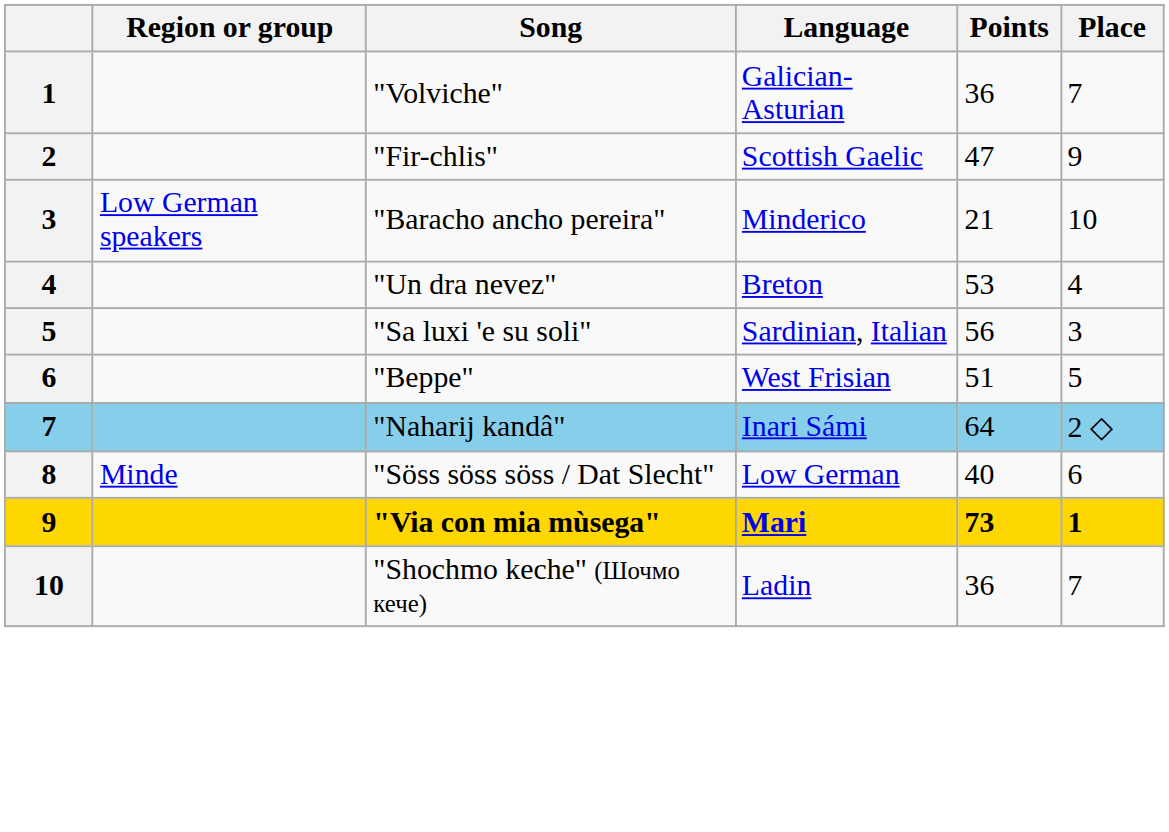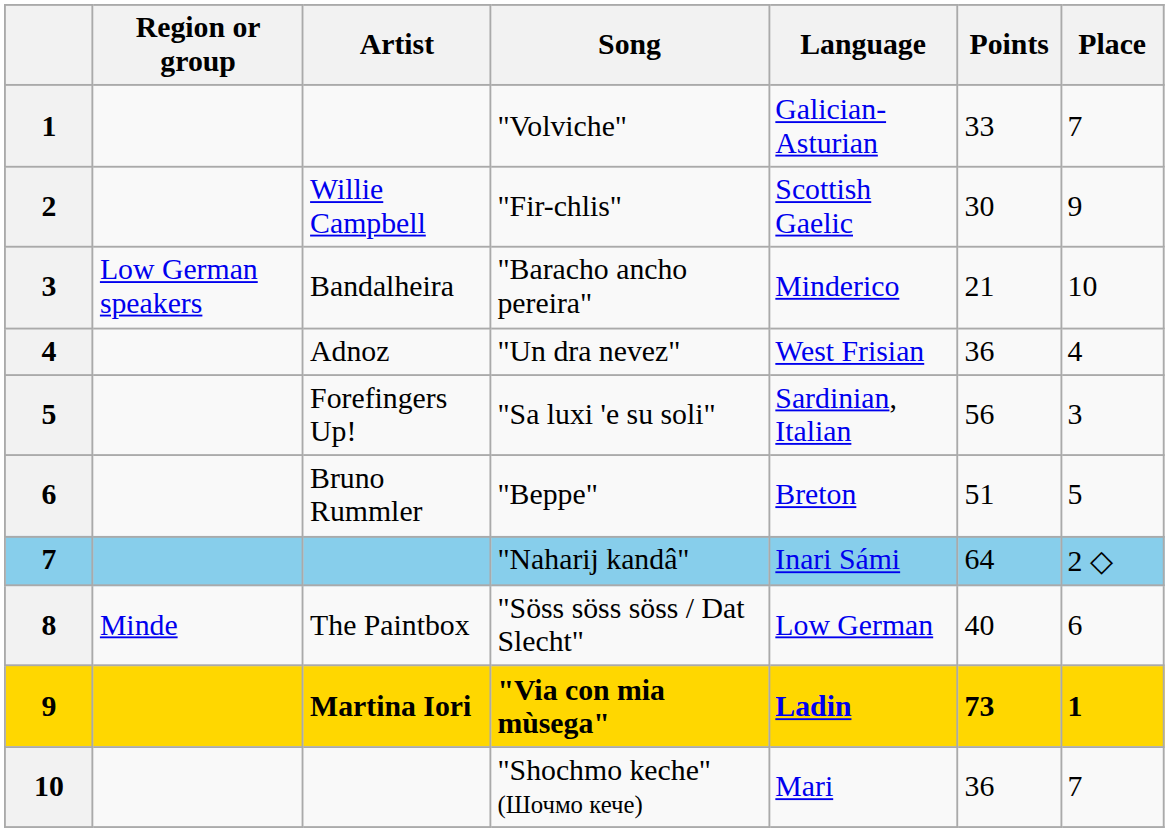+ column: (397, 44)
(979, 92) 36 -> (979, 125) 33
(979, 155) 47 -> (979, 206) 30
(782, 283) Breton -> (850, 350) West Frisian
(979, 283) 53 -> (979, 350) 36
(816, 378) West Frisian -> (816, 495) Breton
(774, 521) Mari -> (813, 705) Ladin
(777, 585) Ladin -> (804, 786) Mari
